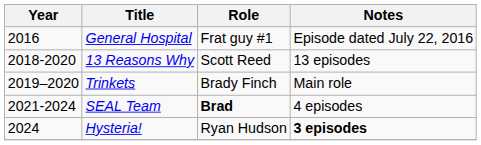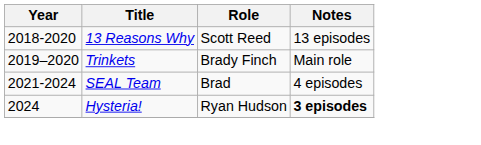- row: (139, 38)
(217, 106) bold -> (216, 83) normal
